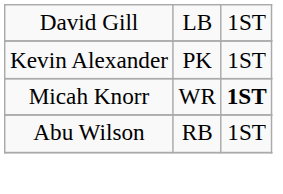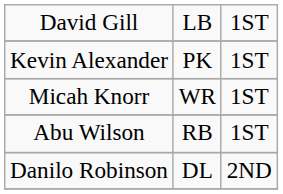(247, 96) bold -> (249, 96) normal
+ row: (89, 170)
